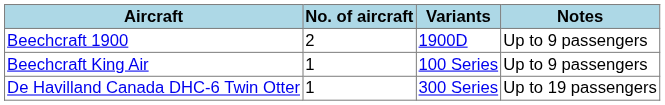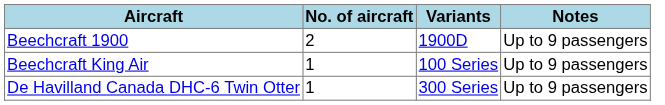(580, 88) Up to 19 passengers -> (575, 88) Up to 9 passengers
